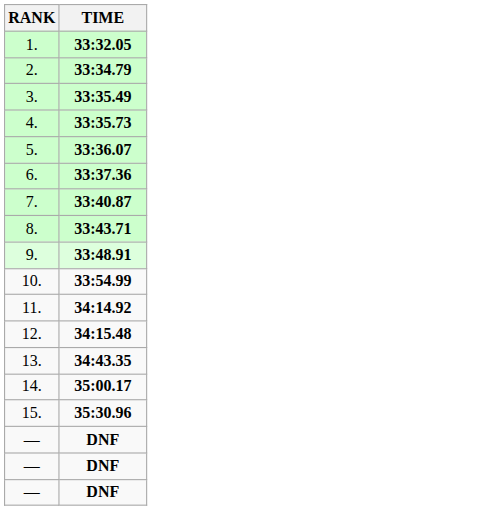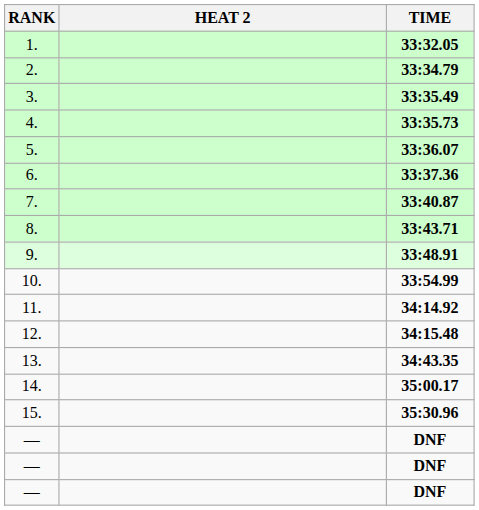+ column: (223, 18)
